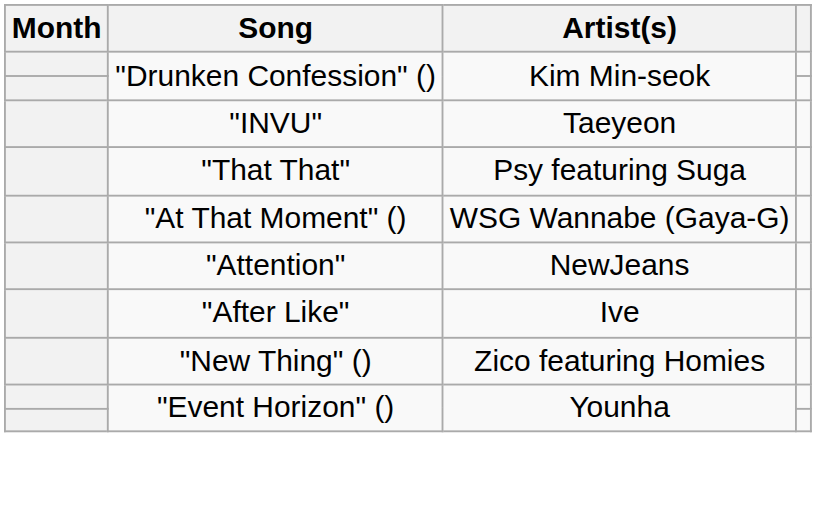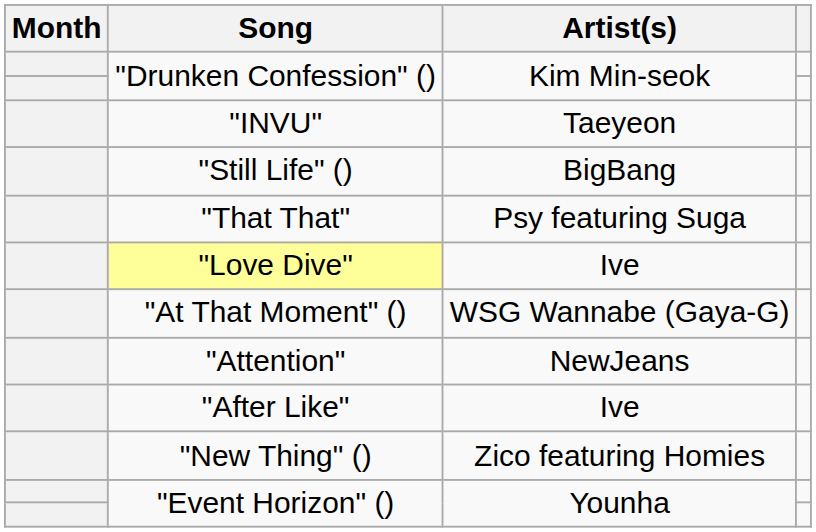+ row: (276, 170)
+ row: (276, 265)
